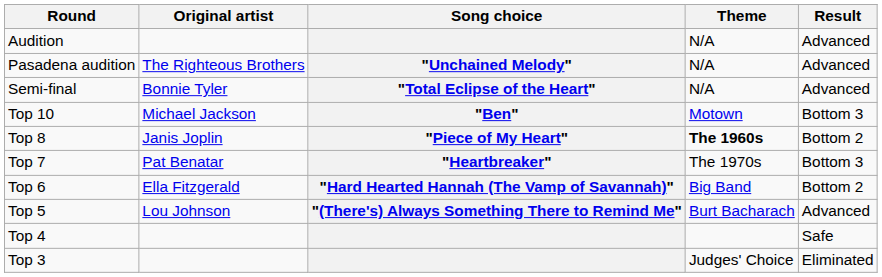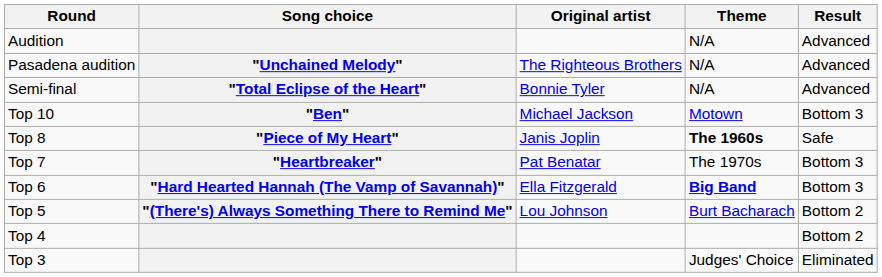columns swapped: (497, 16) <-> (223, 16)
(833, 138) Bottom 2 -> (818, 138) Safe
(720, 187) normal -> (723, 187) bold
(833, 187) Bottom 2 -> (833, 187) Bottom 3
(836, 211) Advanced -> (833, 211) Bottom 2
(818, 235) Safe -> (833, 235) Bottom 2
